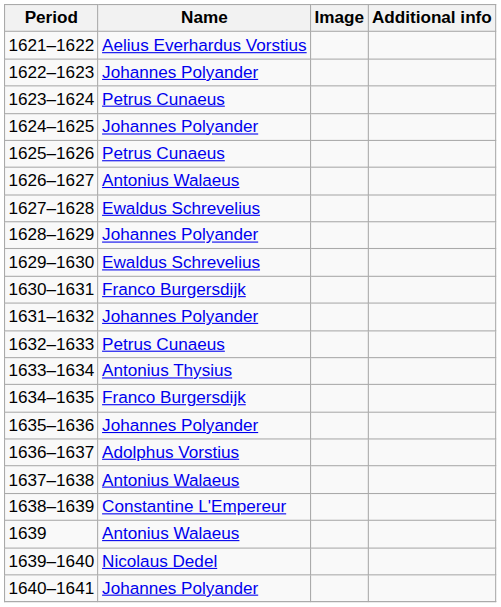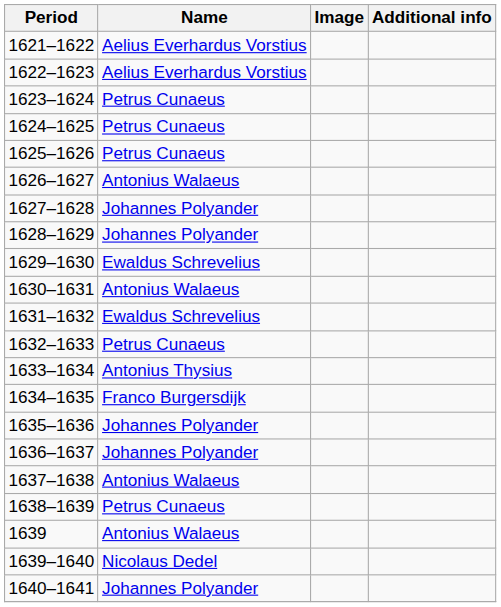(180, 72) Johannes Polyander -> (204, 72) Aelius Everhardus Vorstius
(180, 126) Johannes Polyander -> (163, 126) Petrus Cunaeus
(181, 208) Ewaldus Schrevelius -> (180, 208) Johannes Polyander
(174, 289) Franco Burgersdijk -> (171, 289) Antonius Walaeus
(180, 316) Johannes Polyander -> (181, 316) Ewaldus Schrevelius
(171, 452) Adolphus Vorstius -> (180, 452) Johannes Polyander
(194, 506) Constantine L'Empereur -> (163, 506) Petrus Cunaeus
